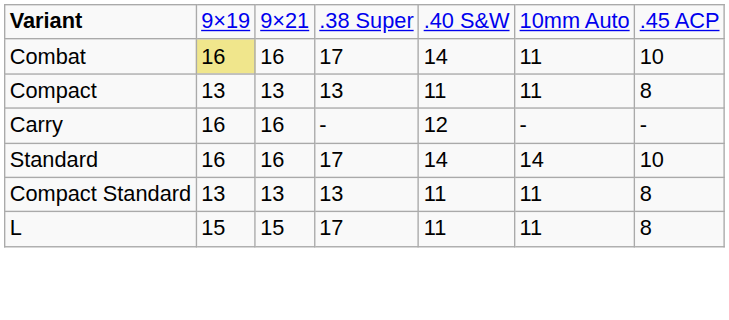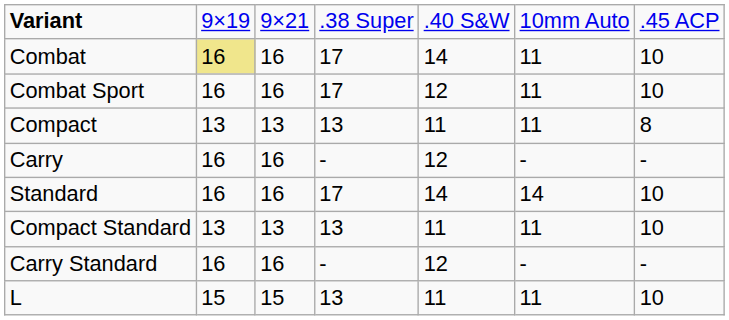+ row: (77, 90)
(646, 194) 8 -> (652, 228) 10
+ row: (83, 263)
(331, 228) 17 -> (331, 297) 13
(646, 228) 8 -> (652, 297) 10
